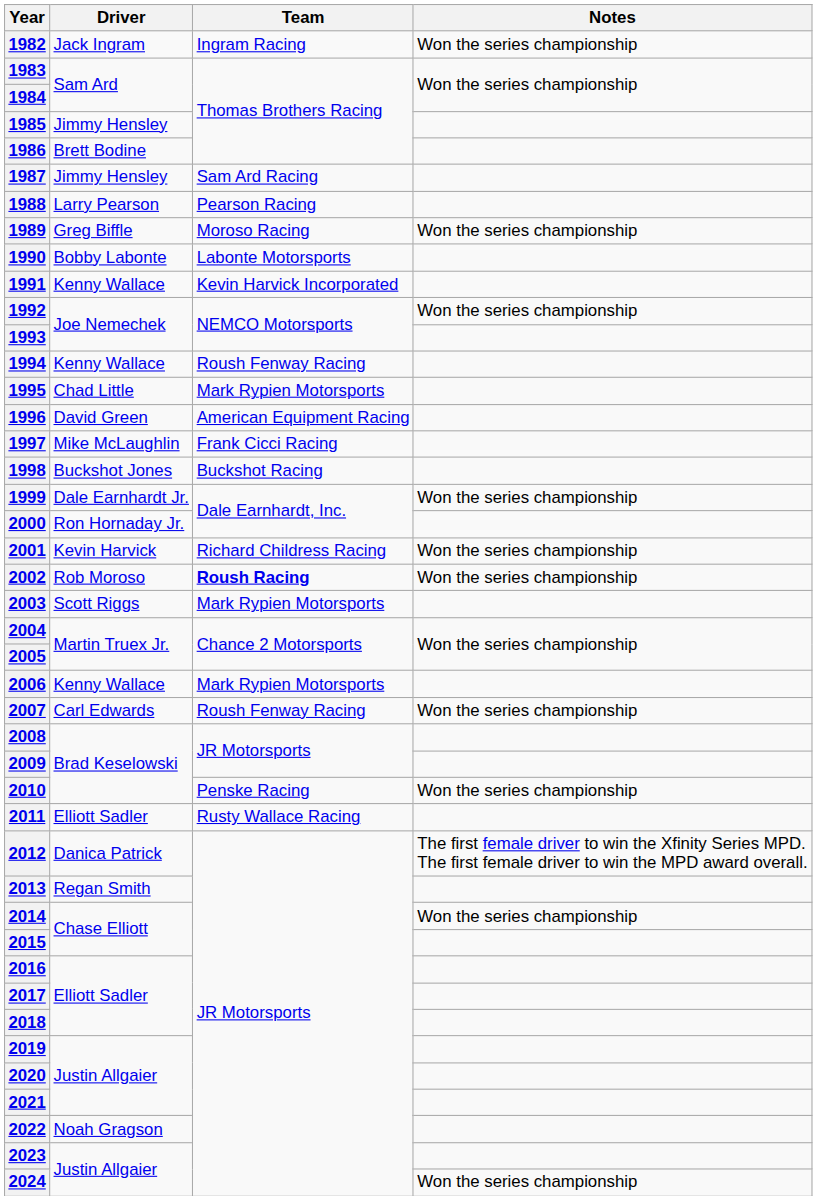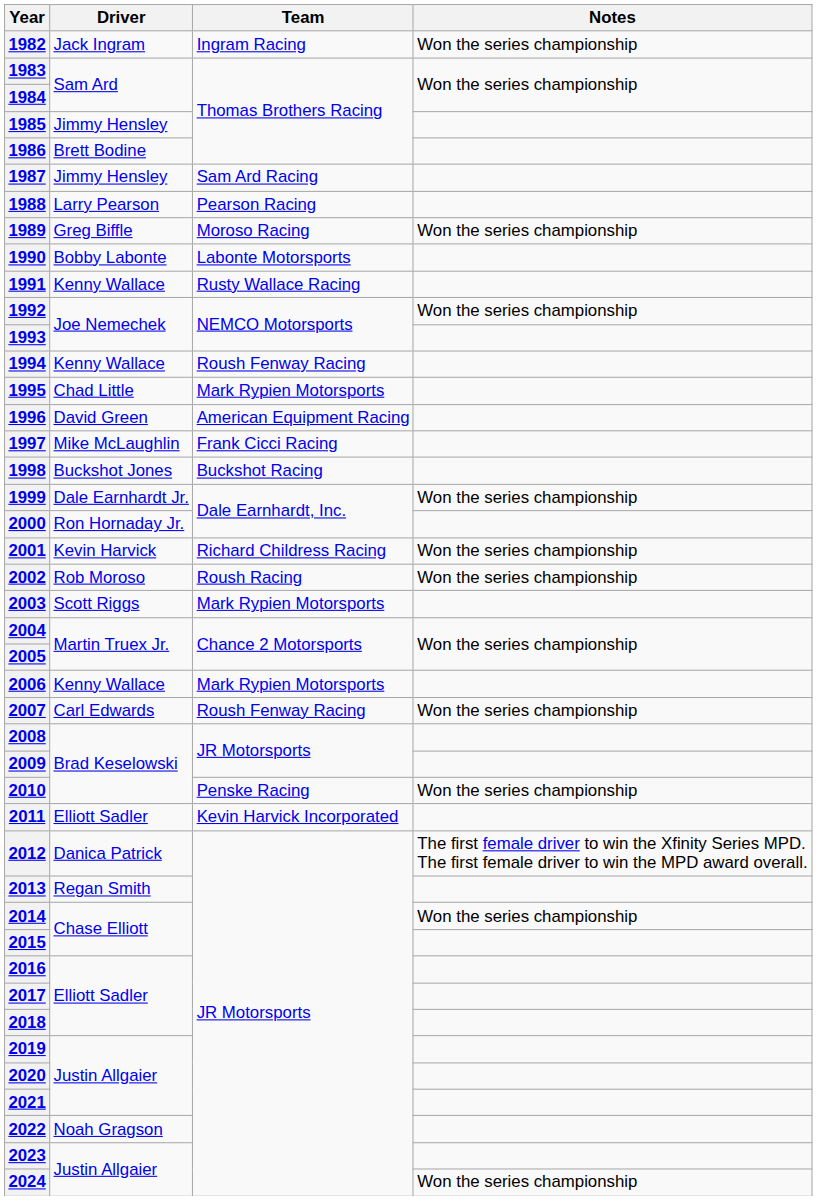(298, 284) Kevin Harvick Incorporated -> (279, 284) Rusty Wallace Racing
(253, 577) bold -> (249, 577) normal
(279, 817) Rusty Wallace Racing -> (298, 817) Kevin Harvick Incorporated
